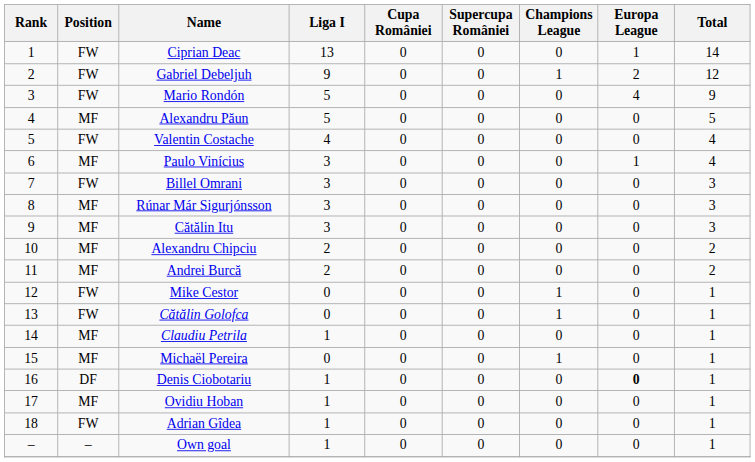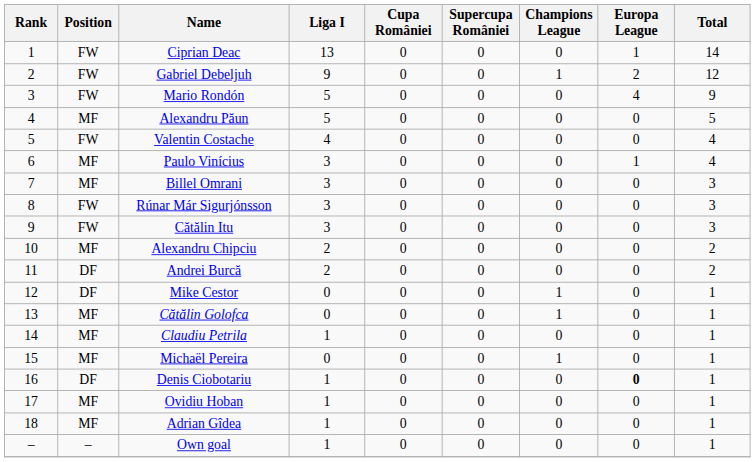(88, 183) FW -> (88, 183) MF
(88, 205) MF -> (88, 205) FW
(88, 227) MF -> (88, 227) FW
(88, 270) MF -> (88, 270) DF
(88, 292) FW -> (88, 292) DF
(88, 314) FW -> (88, 314) MF
(88, 423) FW -> (88, 423) MF
